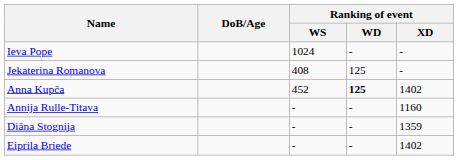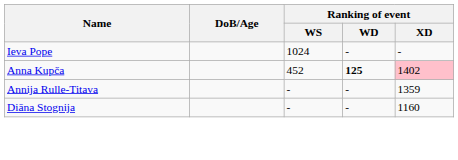- row: (56, 70)
(411, 89) no background -> (409, 70) pink background
(410, 108) 1160 -> (409, 89) 1359
(411, 126) 1359 -> (409, 108) 1160
- row: (39, 145)
